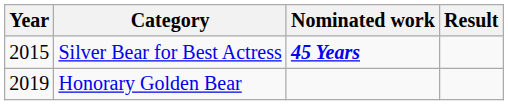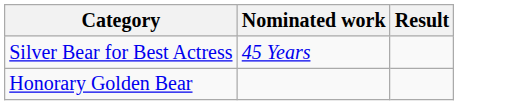- column: (29, 20)
(325, 52) bold -> (276, 52) normal
